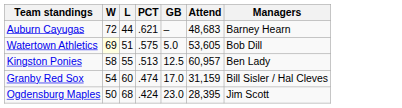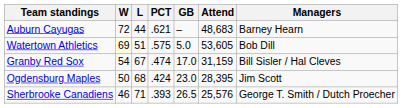- row: (44, 62)
(127, 78) 60 -> (140, 62) 67
+ row: (60, 95)
